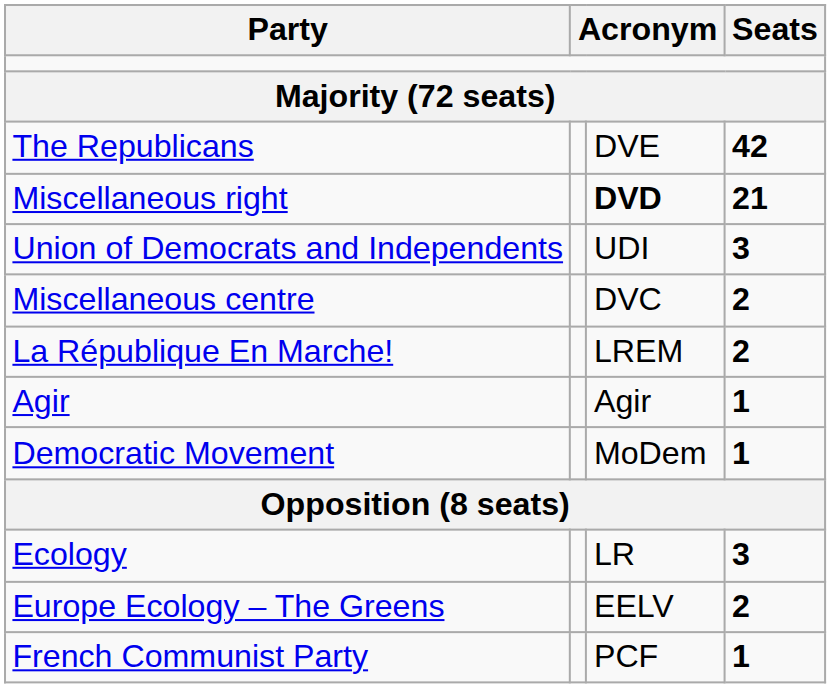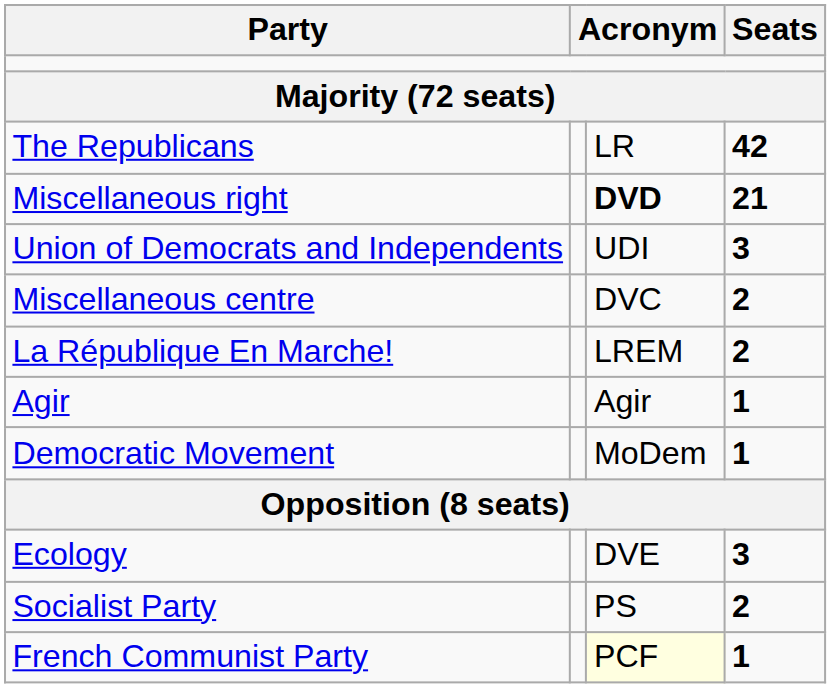(627, 146) DVE -> (614, 146) LR
(614, 554) LR -> (627, 554) DVE
- row: (228, 605)
+ row: (114, 605)
(626, 656) no background -> (626, 656) lightyellow background
